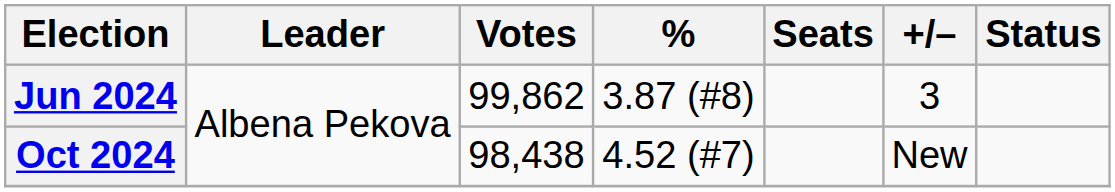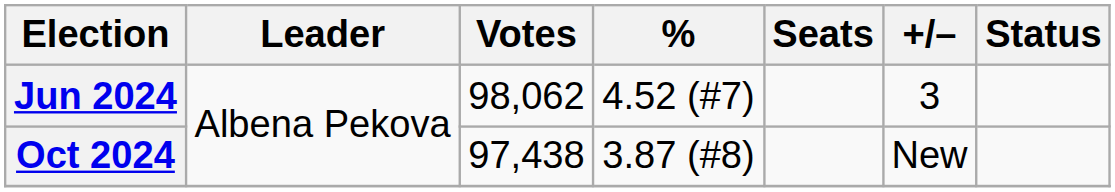(526, 95) 99,862 -> (526, 95) 98,062
(678, 95) 3.87 (#8) -> (678, 95) 4.52 (#7)
(526, 155) 98,438 -> (526, 155) 97,438
(678, 155) 4.52 (#7) -> (678, 155) 3.87 (#8)
